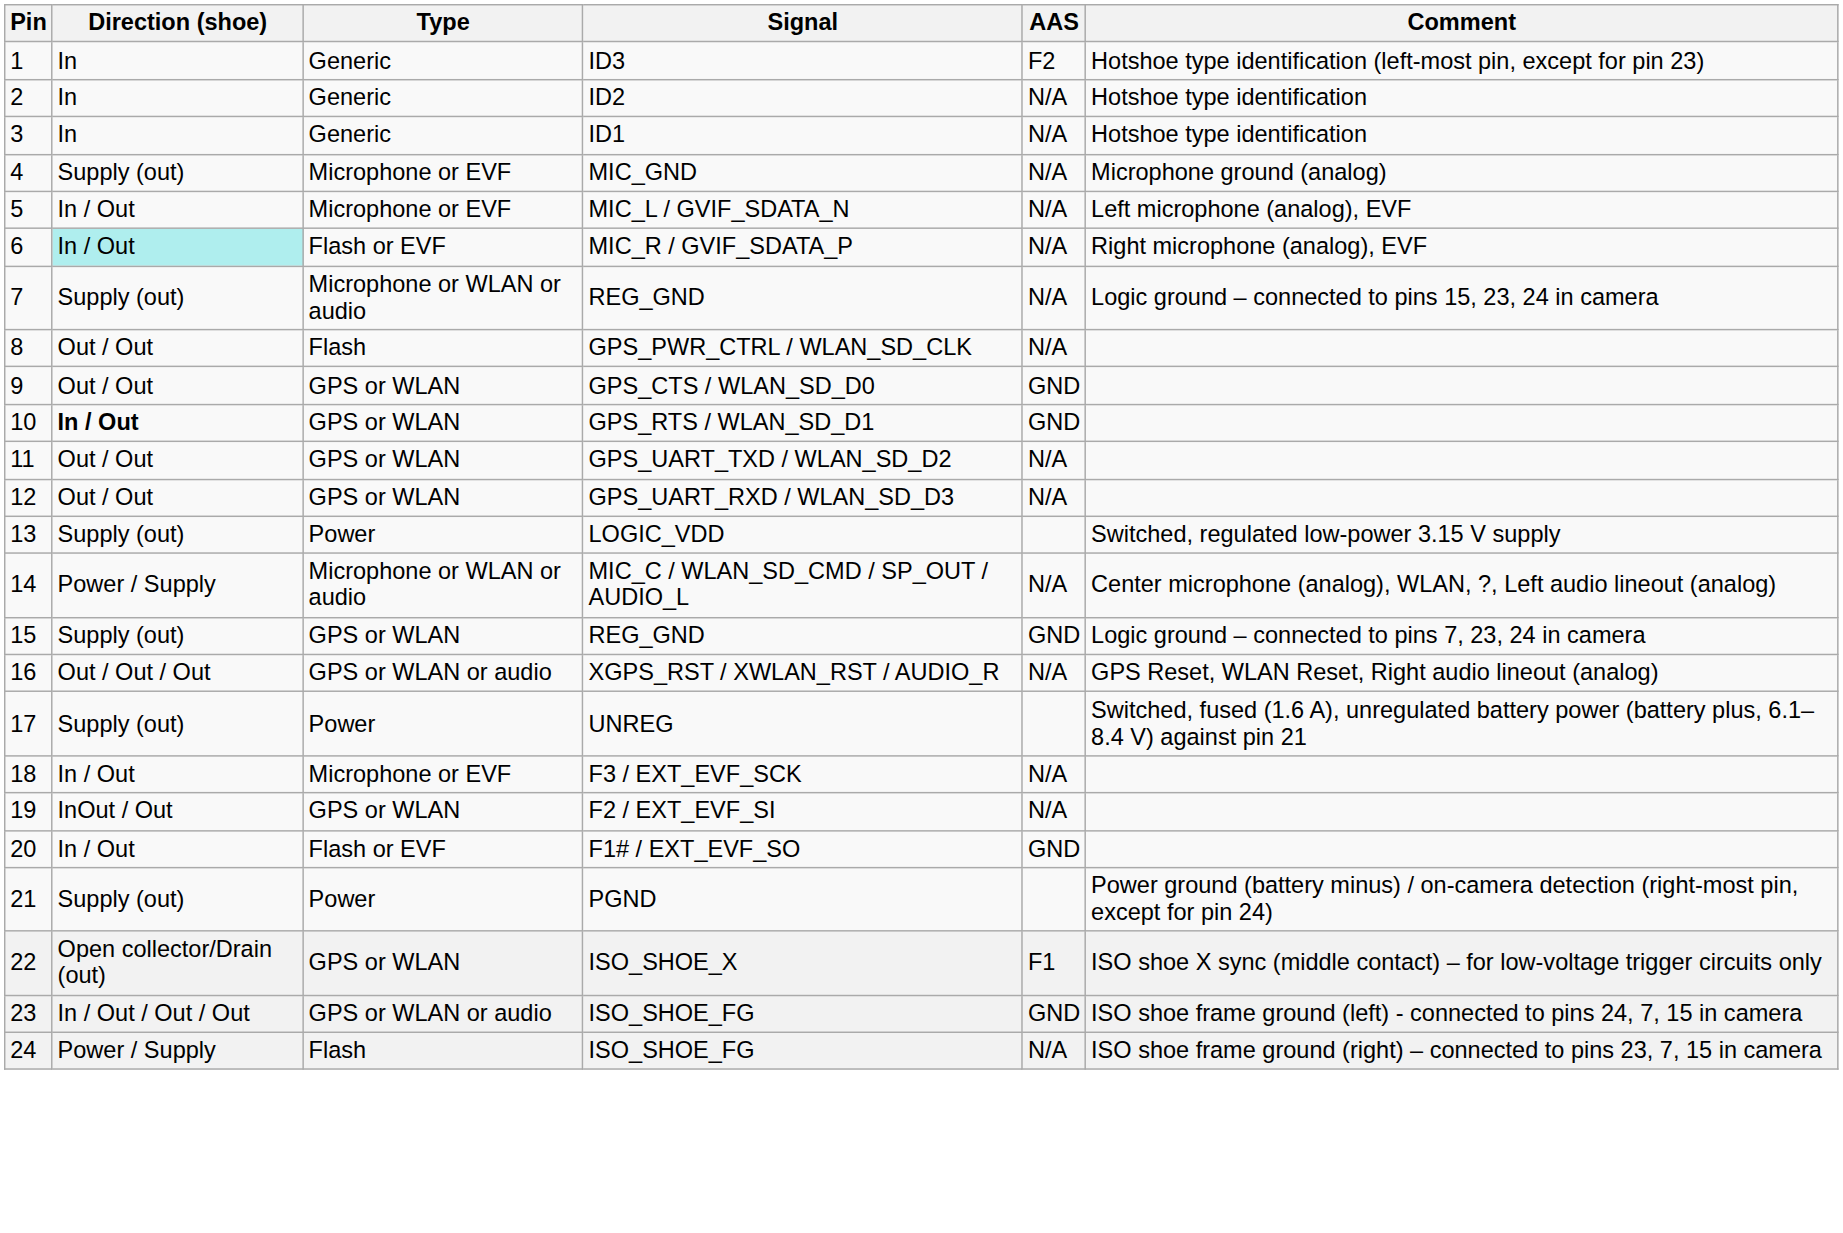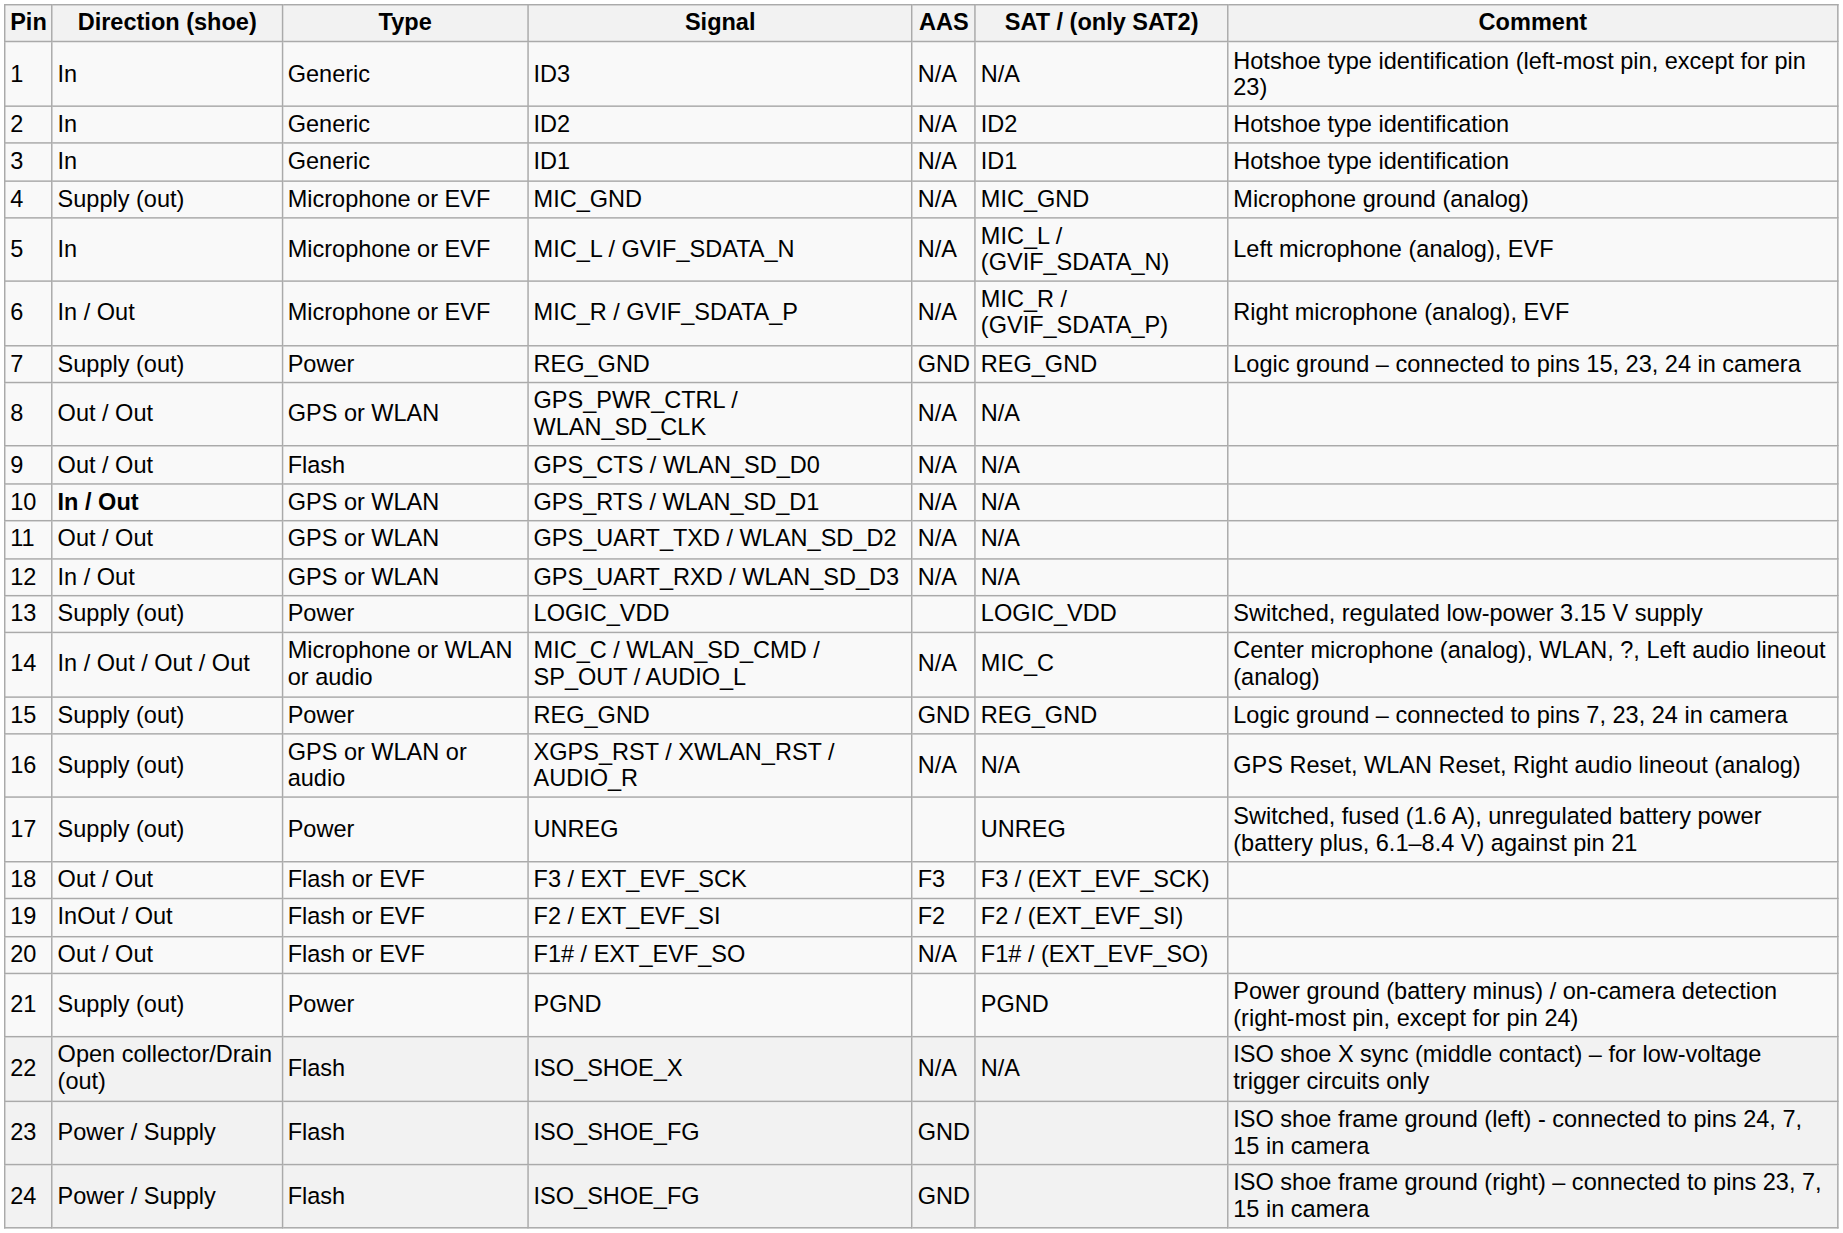+ column: (1102, 23)
(1042, 60) F2 -> (937, 73) N/A
(96, 209) In / Out -> (67, 249) In
(96, 246) paleturquoise background -> (96, 313) no background
(377, 246) Flash or EVF -> (389, 313) Microphone or EVF
(435, 297) Microphone or WLAN or audio -> (321, 363) Power
(1048, 297) N/A -> (944, 363) GND
(337, 348) Flash -> (363, 414) GPS or WLAN
(384, 385) GPS or WLAN -> (316, 464) Flash
(1054, 385) GND -> (937, 464) N/A
(1054, 422) GND -> (937, 502) N/A
(105, 497) Out / Out -> (96, 576) In / Out
(137, 585) Power / Supply -> (154, 664) In / Out / Out / Out
(384, 635) GPS or WLAN -> (321, 714) Power
(134, 672) Out / Out / Out -> (121, 765) Supply (out)
(96, 773) In / Out -> (105, 879) Out / Out
(410, 773) Microphone or EVF -> (356, 879) Flash or EVF
(1048, 773) N/A -> (931, 879) F3
(384, 811) GPS or WLAN -> (356, 917) Flash or EVF
(1048, 811) N/A -> (931, 917) F2
(96, 848) In / Out -> (105, 954) Out / Out
(1054, 848) GND -> (937, 954) N/A
(384, 962) GPS or WLAN -> (316, 1068) Flash
(1042, 962) F1 -> (937, 1068) N/A
(154, 1013) In / Out / Out / Out -> (137, 1132) Power / Supply
(430, 1013) GPS or WLAN or audio -> (316, 1132) Flash
(1048, 1050) N/A -> (944, 1196) GND
